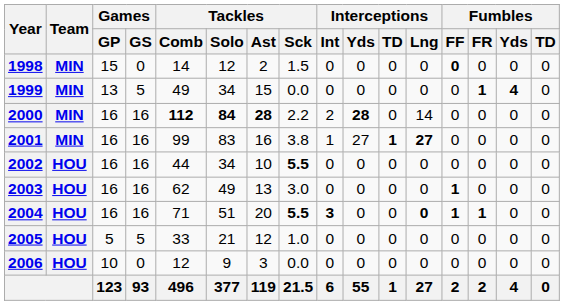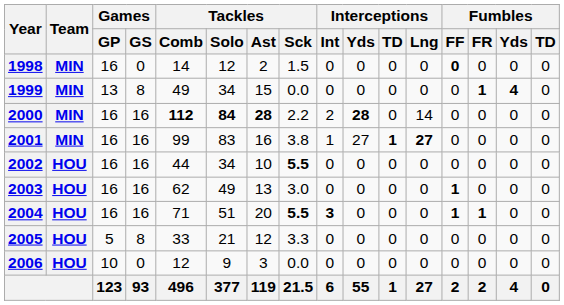(109, 66) 15 -> (109, 66) 16
(141, 90) 5 -> (141, 90) 8
(424, 213) bold -> (424, 213) normal
(141, 238) 5 -> (141, 238) 8
(298, 238) 1.0 -> (298, 238) 3.3
